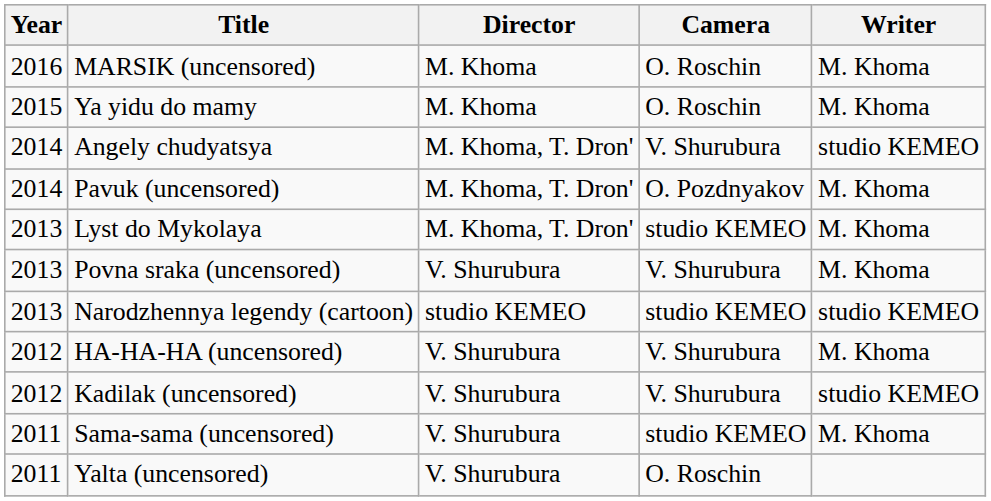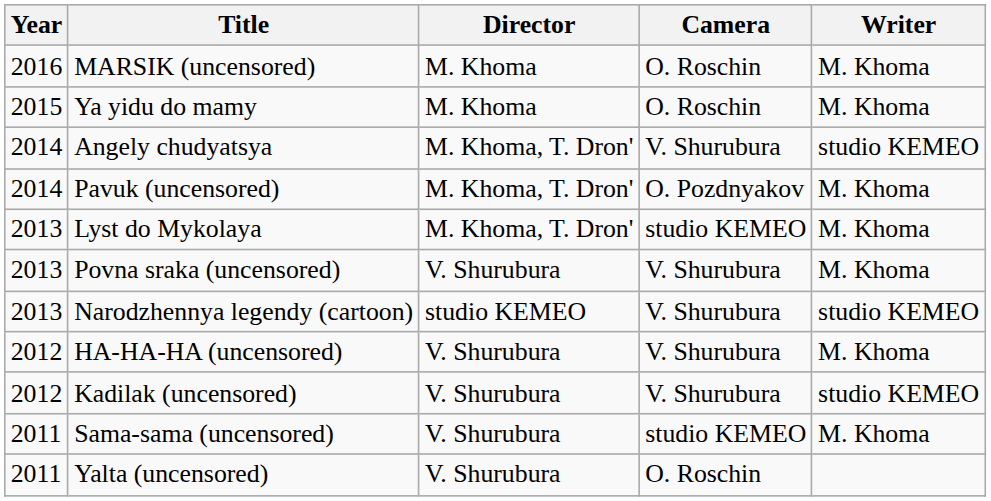(726, 310) studio KEMEO -> (713, 310) V. Shurubura
